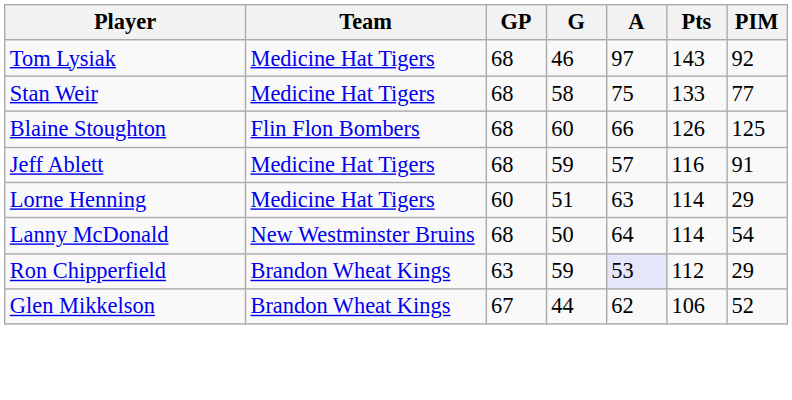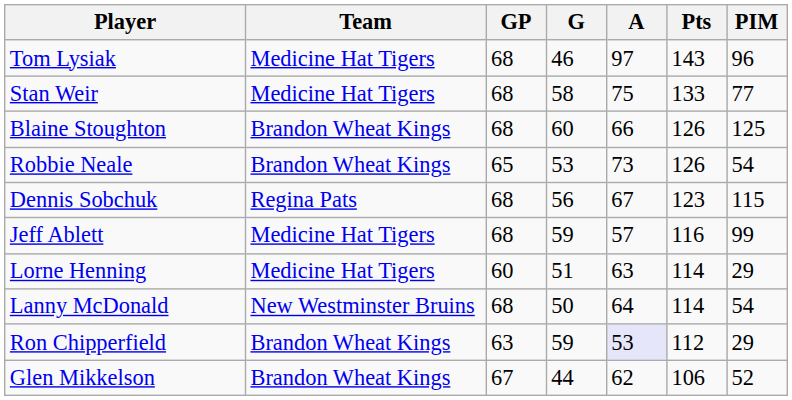(743, 57) 92 -> (743, 57) 96
(335, 128) Flin Flon Bombers -> (350, 128) Brandon Wheat Kings
+ row: (71, 164)
+ row: (84, 199)
(743, 164) 91 -> (743, 235) 99
